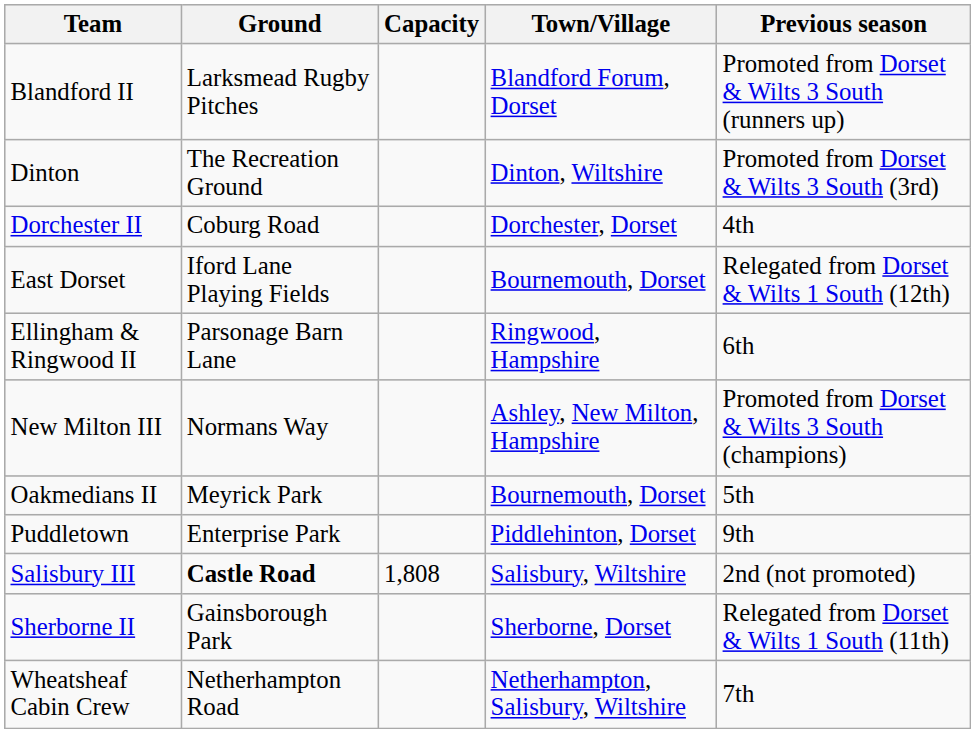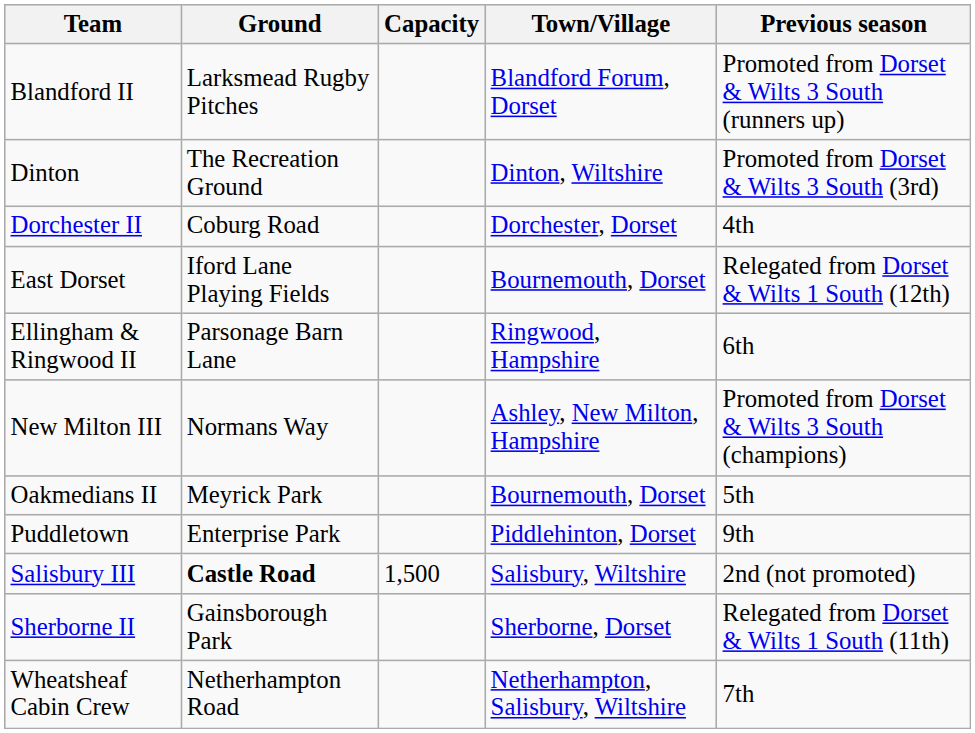(412, 573) 1,808 -> (412, 573) 1,500
